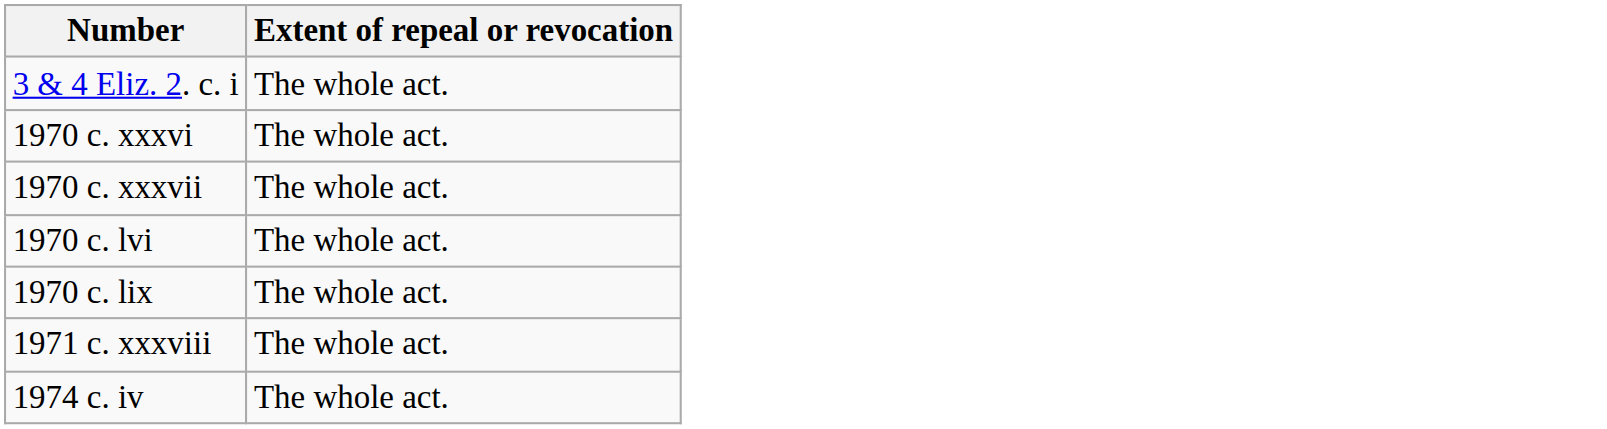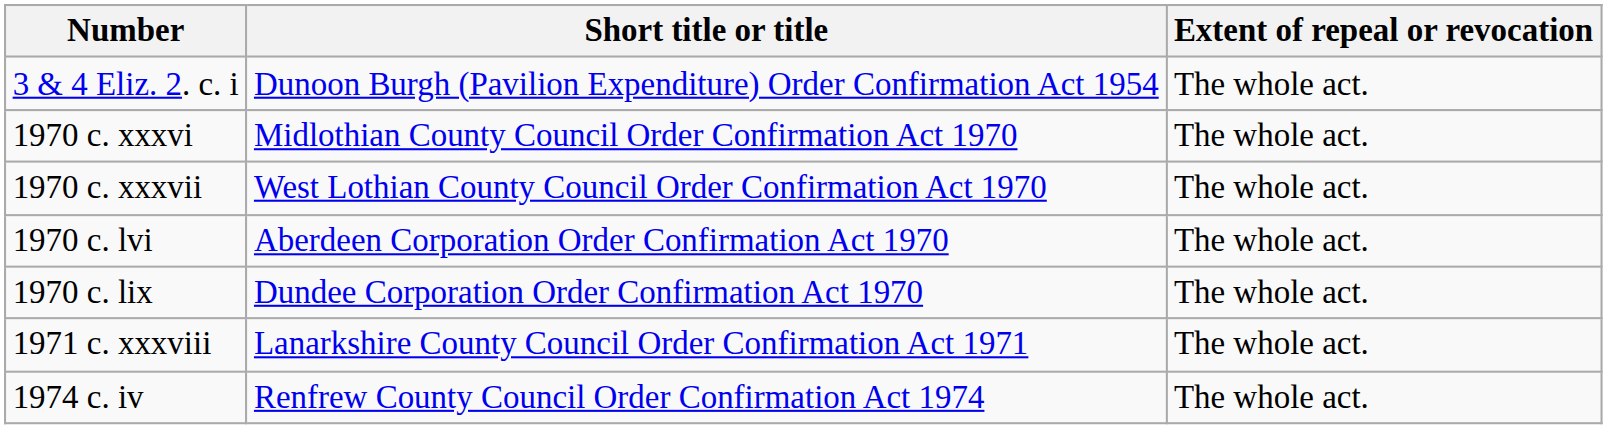+ column: (706, 30)
